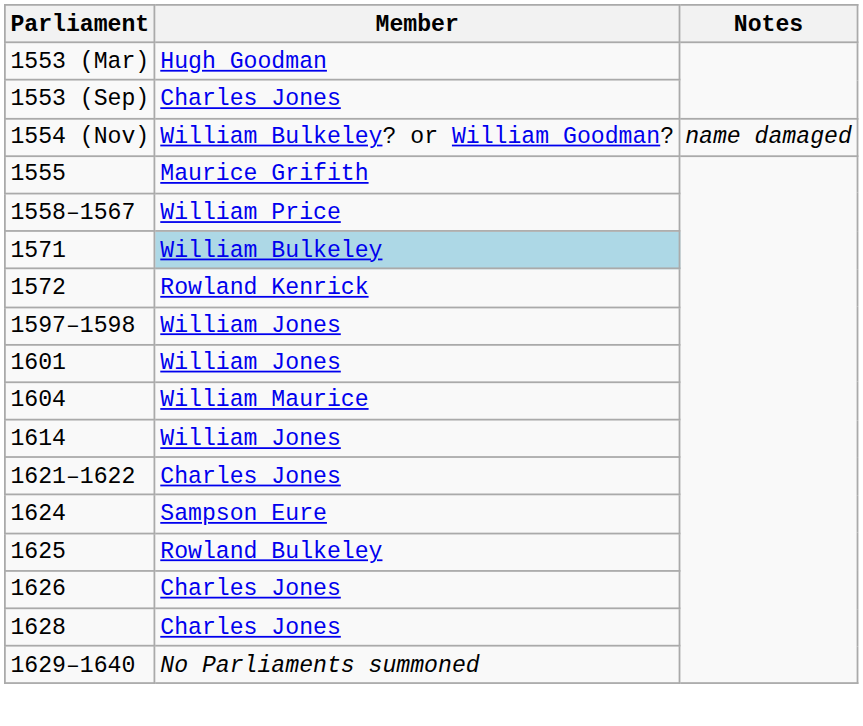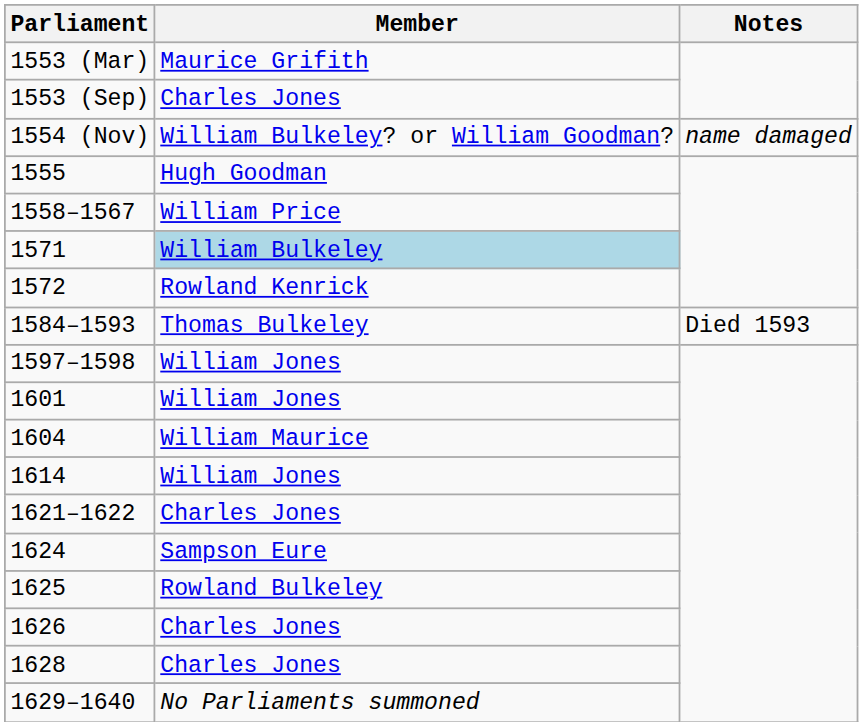(244, 61) Hugh Goodman -> (264, 61) Maurice Grifith
(264, 175) Maurice Grifith -> (244, 175) Hugh Goodman
+ row: (73, 325)
